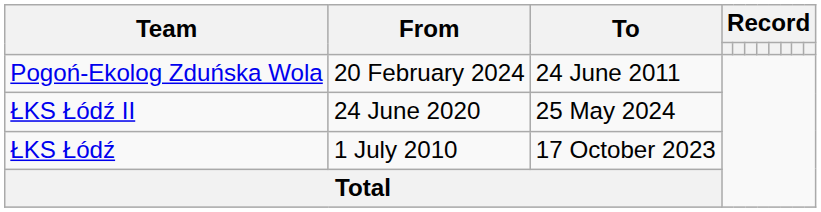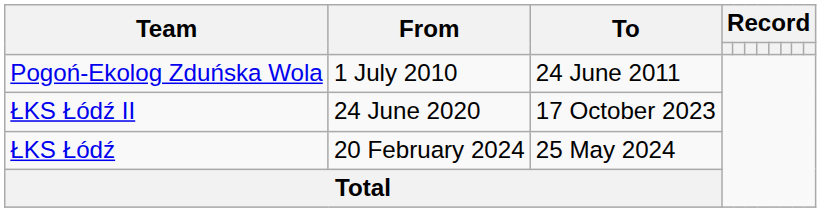(429, 73) 20 February 2024 -> (396, 73) 1 July 2010
(606, 111) 25 May 2024 -> (626, 111) 17 October 2023
(396, 149) 1 July 2010 -> (429, 149) 20 February 2024
(626, 149) 17 October 2023 -> (606, 149) 25 May 2024
